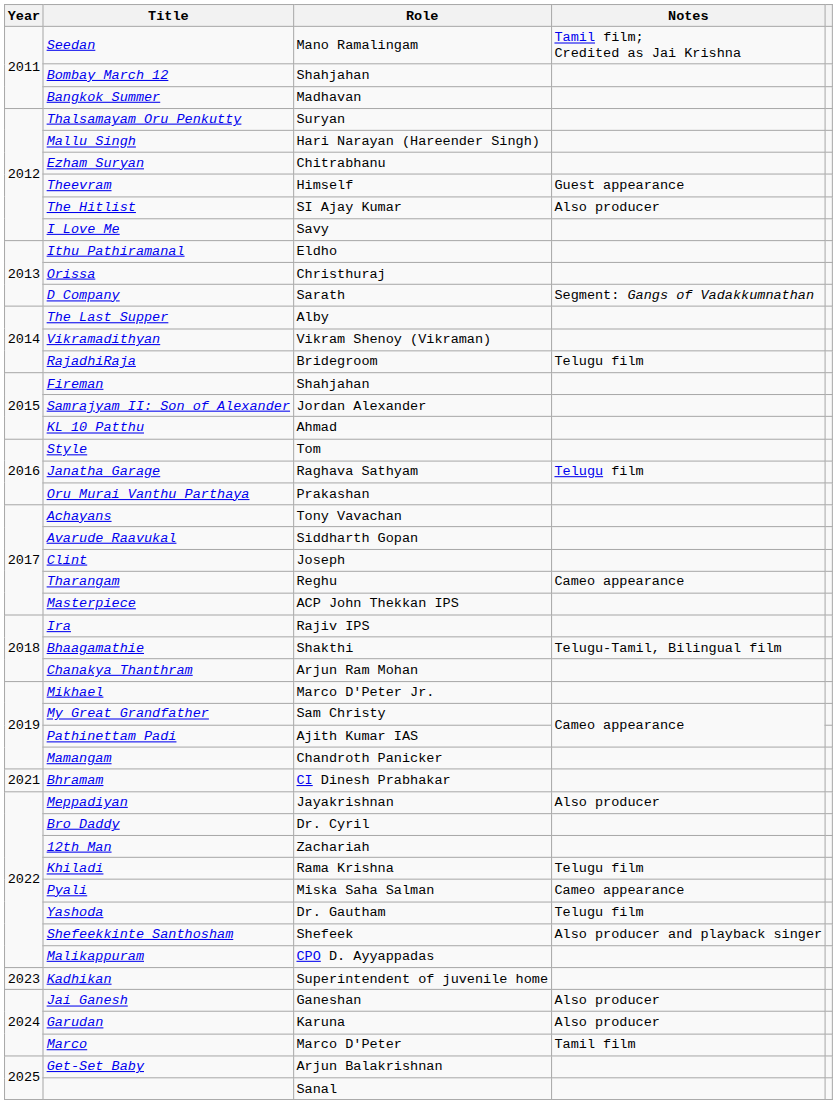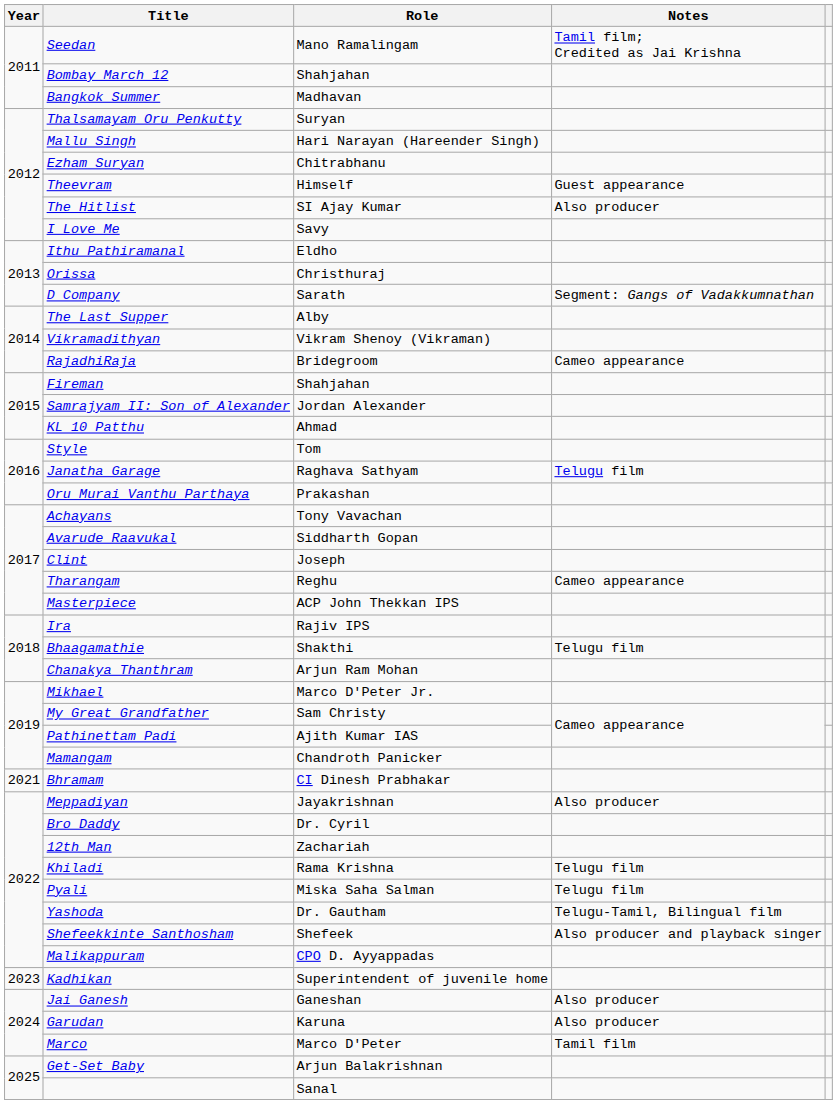(599, 362) Telugu film -> (619, 362) Cameo appearance
(668, 648) Telugu-Tamil, Bilingual film -> (599, 648) Telugu film
(619, 891) Cameo appearance -> (599, 891) Telugu film
(599, 913) Telugu film -> (668, 913) Telugu-Tamil, Bilingual film
